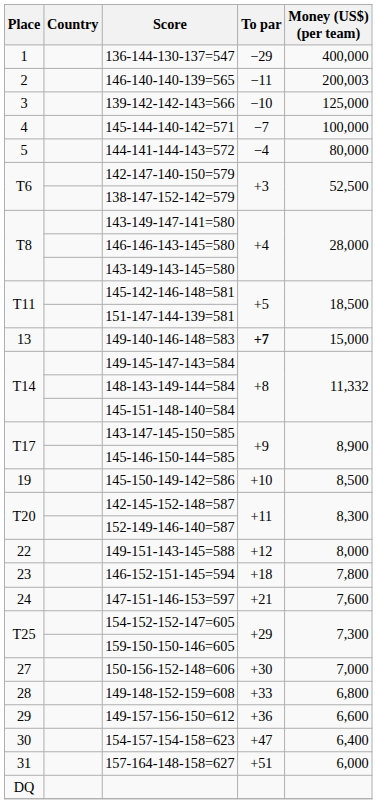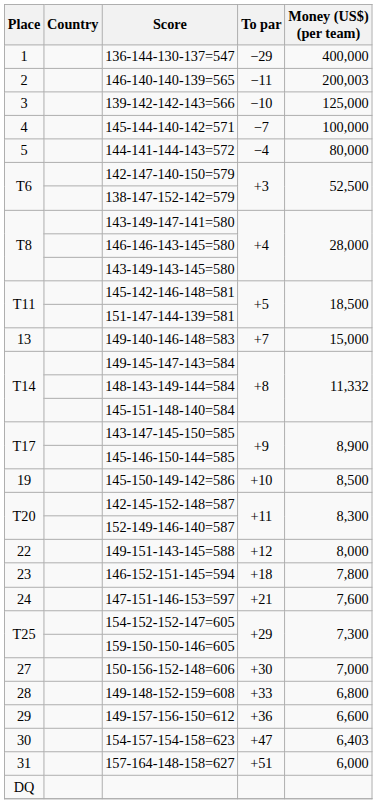(261, 339) bold -> (261, 339) normal
(353, 740) 6,400 -> (353, 740) 6,403
